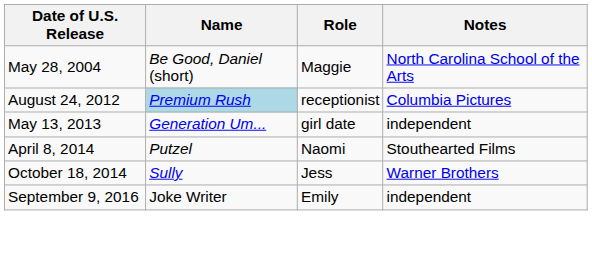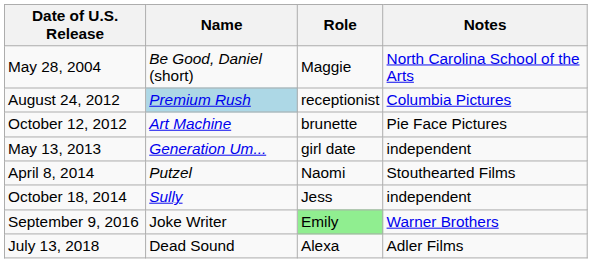+ row: (67, 124)
(443, 173) Warner Brothers -> (429, 197) independent
(320, 197) no background -> (320, 221) lightgreen background
(429, 197) independent -> (443, 221) Warner Brothers
+ row: (54, 246)
